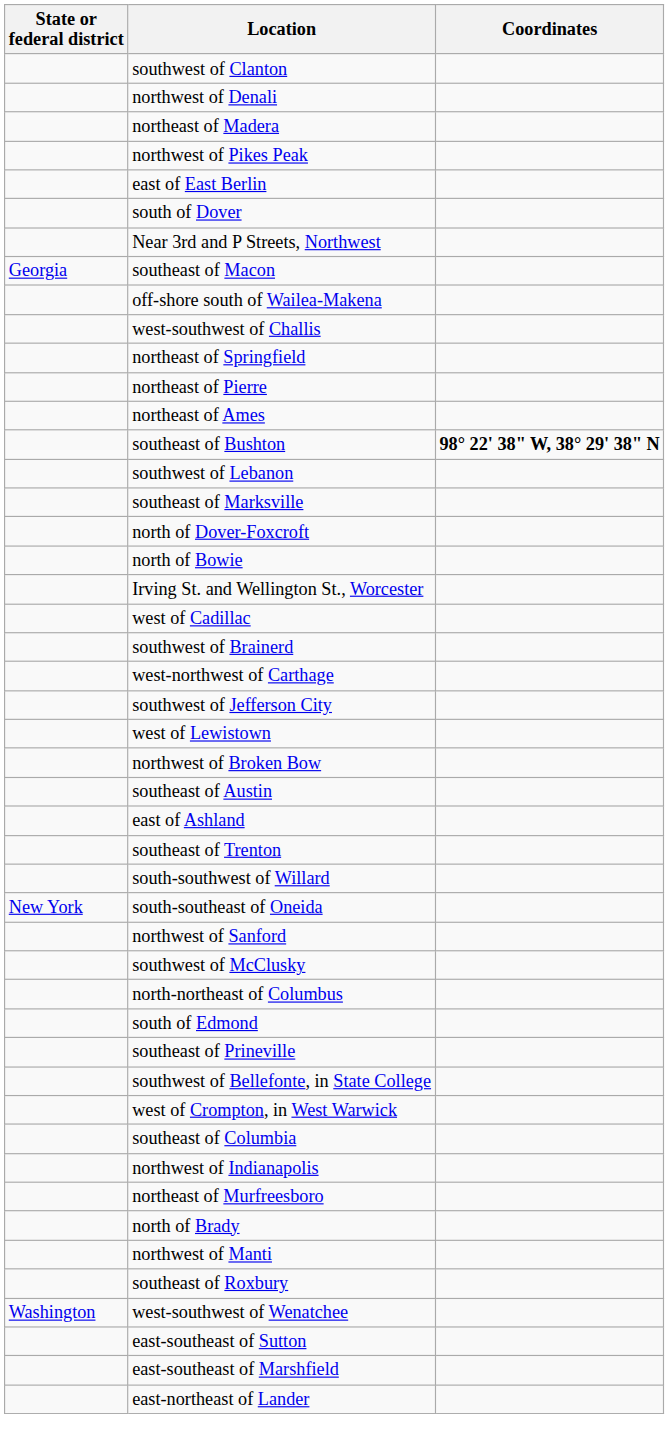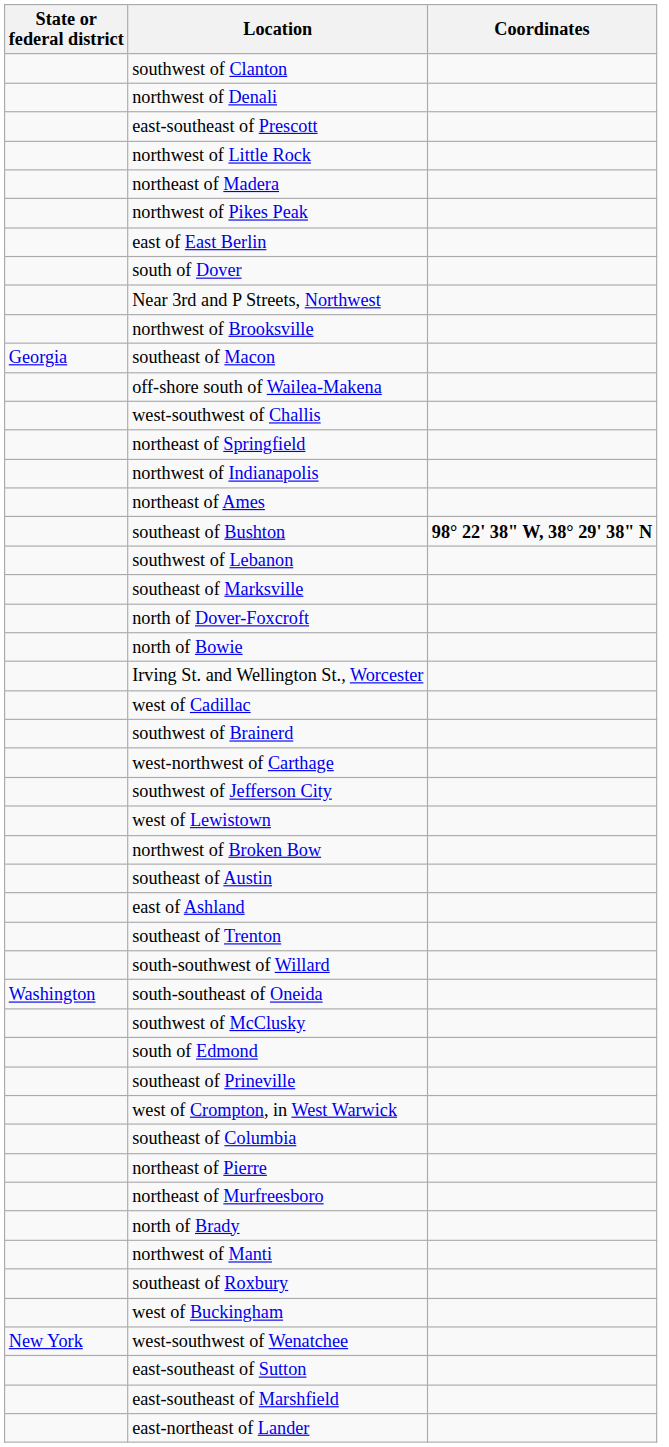+ row: (225, 126)
+ row: (222, 155)
+ row: (223, 328)
rows swapped: (225, 1167) <-> (200, 386)
(46, 907) New York -> (52, 994) Washington
- row: (209, 936)
- row: (238, 994)
- row: (282, 1080)
+ row: (208, 1312)
(52, 1312) Washington -> (46, 1341) New York
